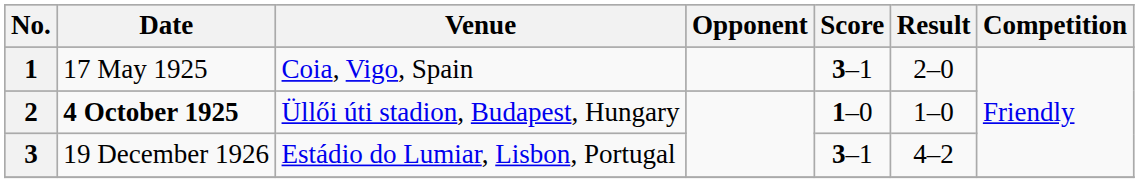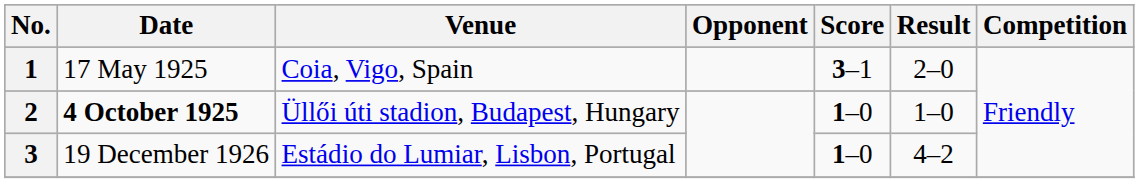(852, 154) 3–1 -> (852, 154) 1–0
